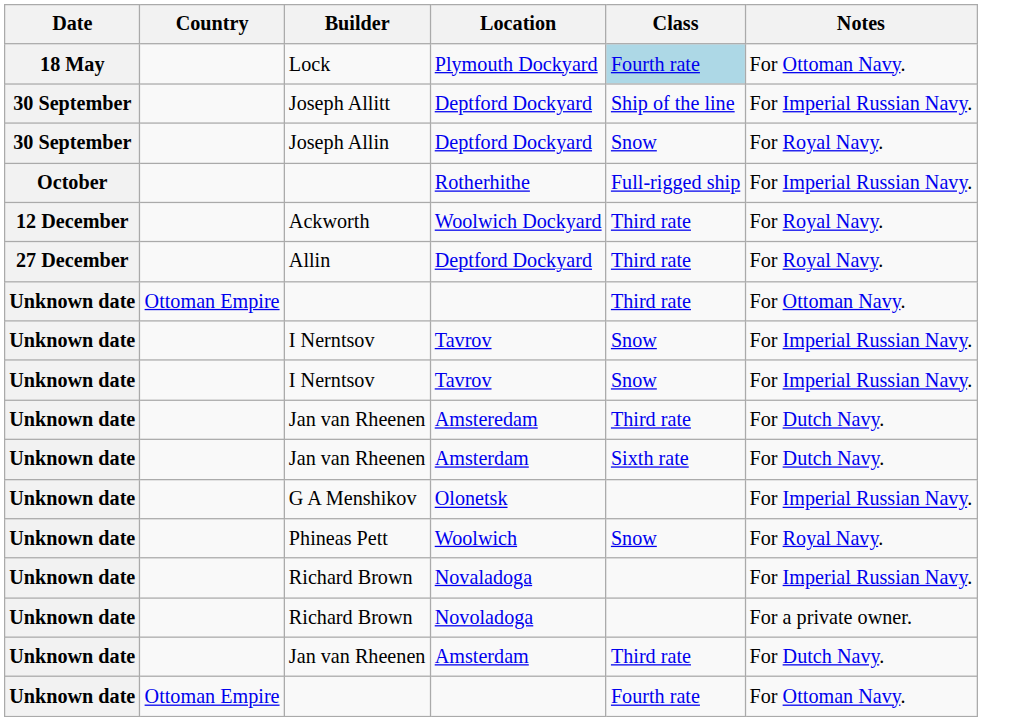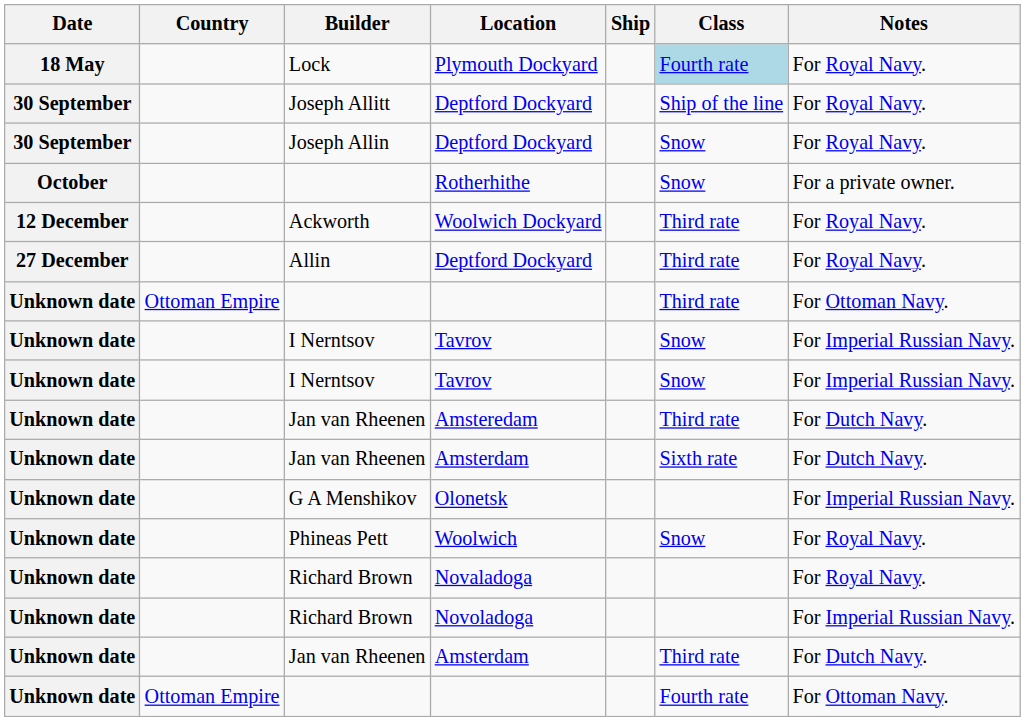+ column: (631, 24)
(828, 63) For Ottoman Navy. -> (859, 63) For Royal Navy.
(861, 103) For Imperial Russian Navy. -> (859, 103) For Royal Navy.
(676, 182) Full-rigged ship -> (682, 182) Snow
(861, 182) For Imperial Russian Navy. -> (874, 182) For a private owner.
(861, 577) For Imperial Russian Navy. -> (859, 577) For Royal Navy.
(831, 617) For a private owner. -> (904, 617) For Imperial Russian Navy.
